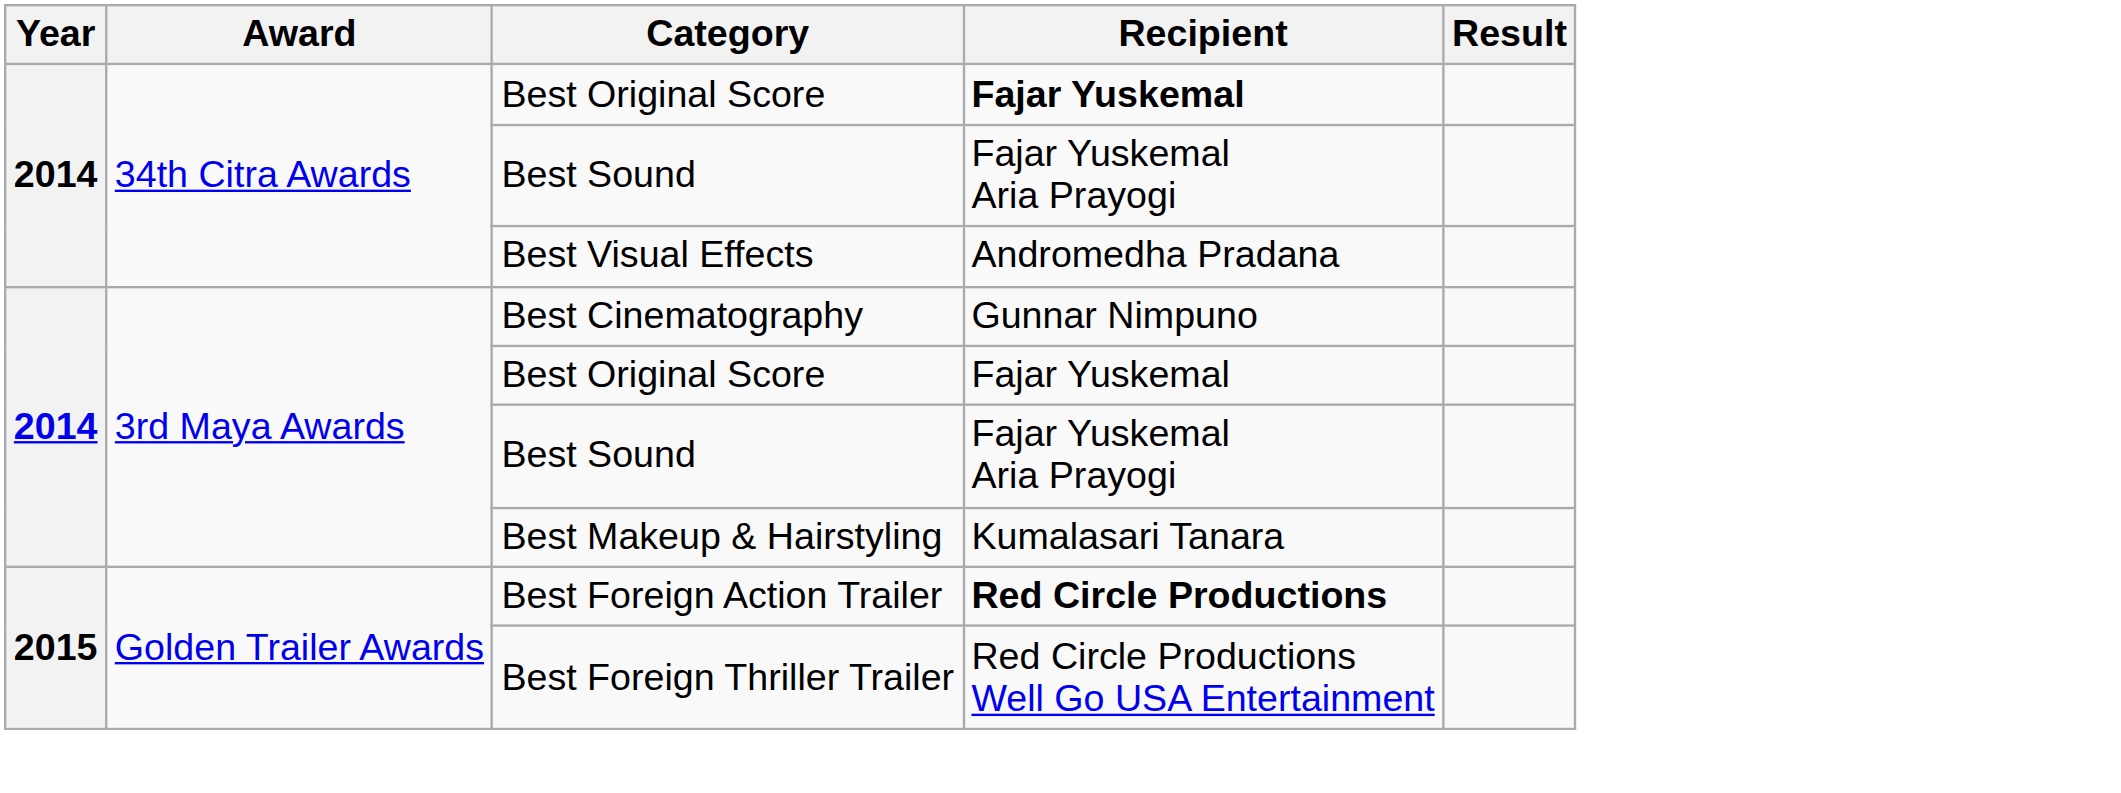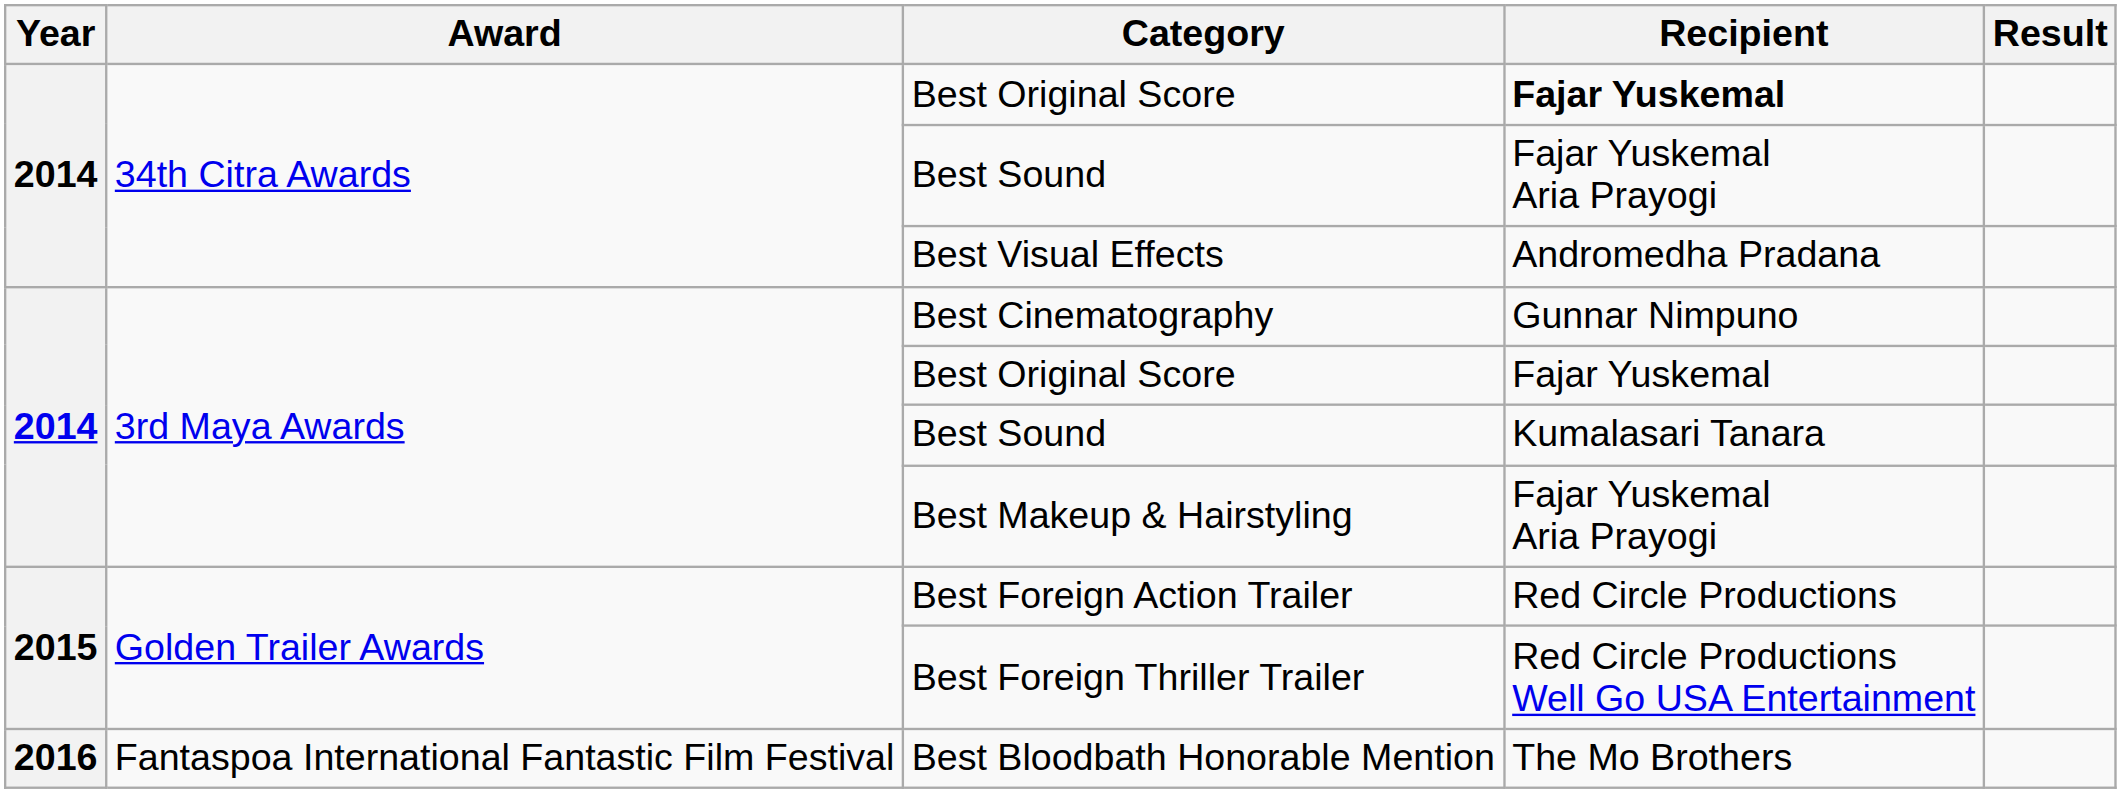(1101, 455) Fajar Yuskemal Aria Prayogi -> (1669, 434) Kumalasari Tanara
(1128, 536) Kumalasari Tanara -> (1641, 515) Fajar Yuskemal Aria Prayogi
(1179, 595) bold -> (1704, 595) normal
+ row: (505, 757)
